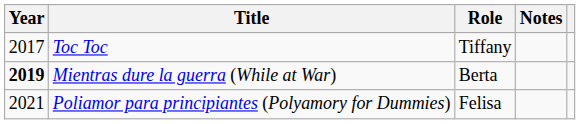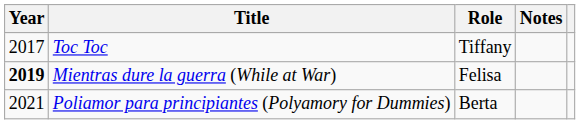(478, 75) Berta -> (480, 75) Felisa
(480, 103) Felisa -> (478, 103) Berta
